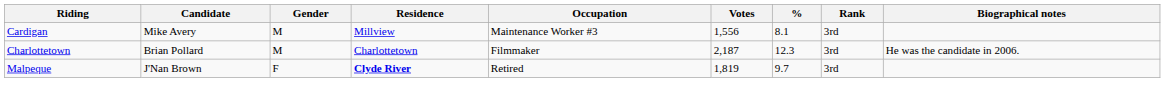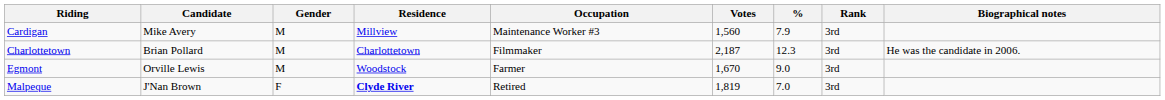(726, 32) 1,556 -> (728, 32) 1,560
(782, 32) 8.1 -> (783, 32) 7.9
+ row: (24, 68)
(782, 68) 9.7 -> (783, 87) 7.0
